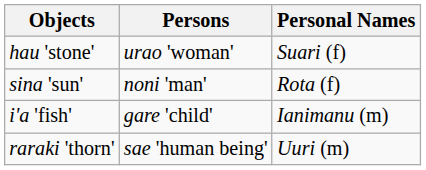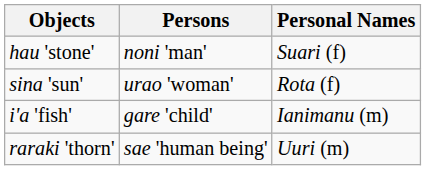(179, 52) urao 'woman' -> (165, 52) noni 'man'
(165, 84) noni 'man' -> (179, 84) urao 'woman'
